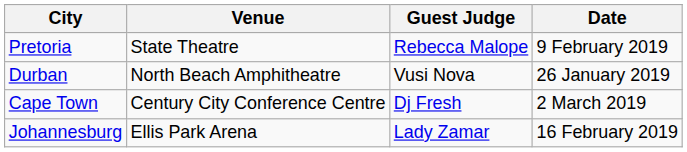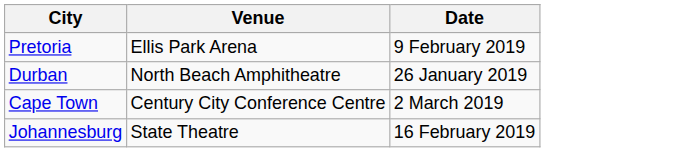- column: (461, 18)
(185, 47) State Theatre -> (194, 47) Ellis Park Arena
(194, 132) Ellis Park Arena -> (185, 132) State Theatre
